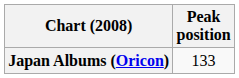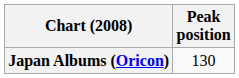(204, 60) 133 -> (204, 60) 130
